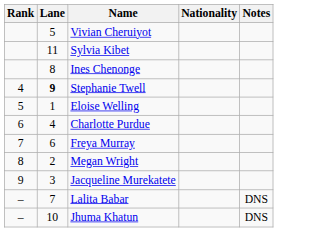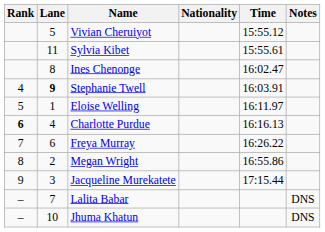+ column: (263, 13)
(21, 124) normal -> (21, 124) bold
